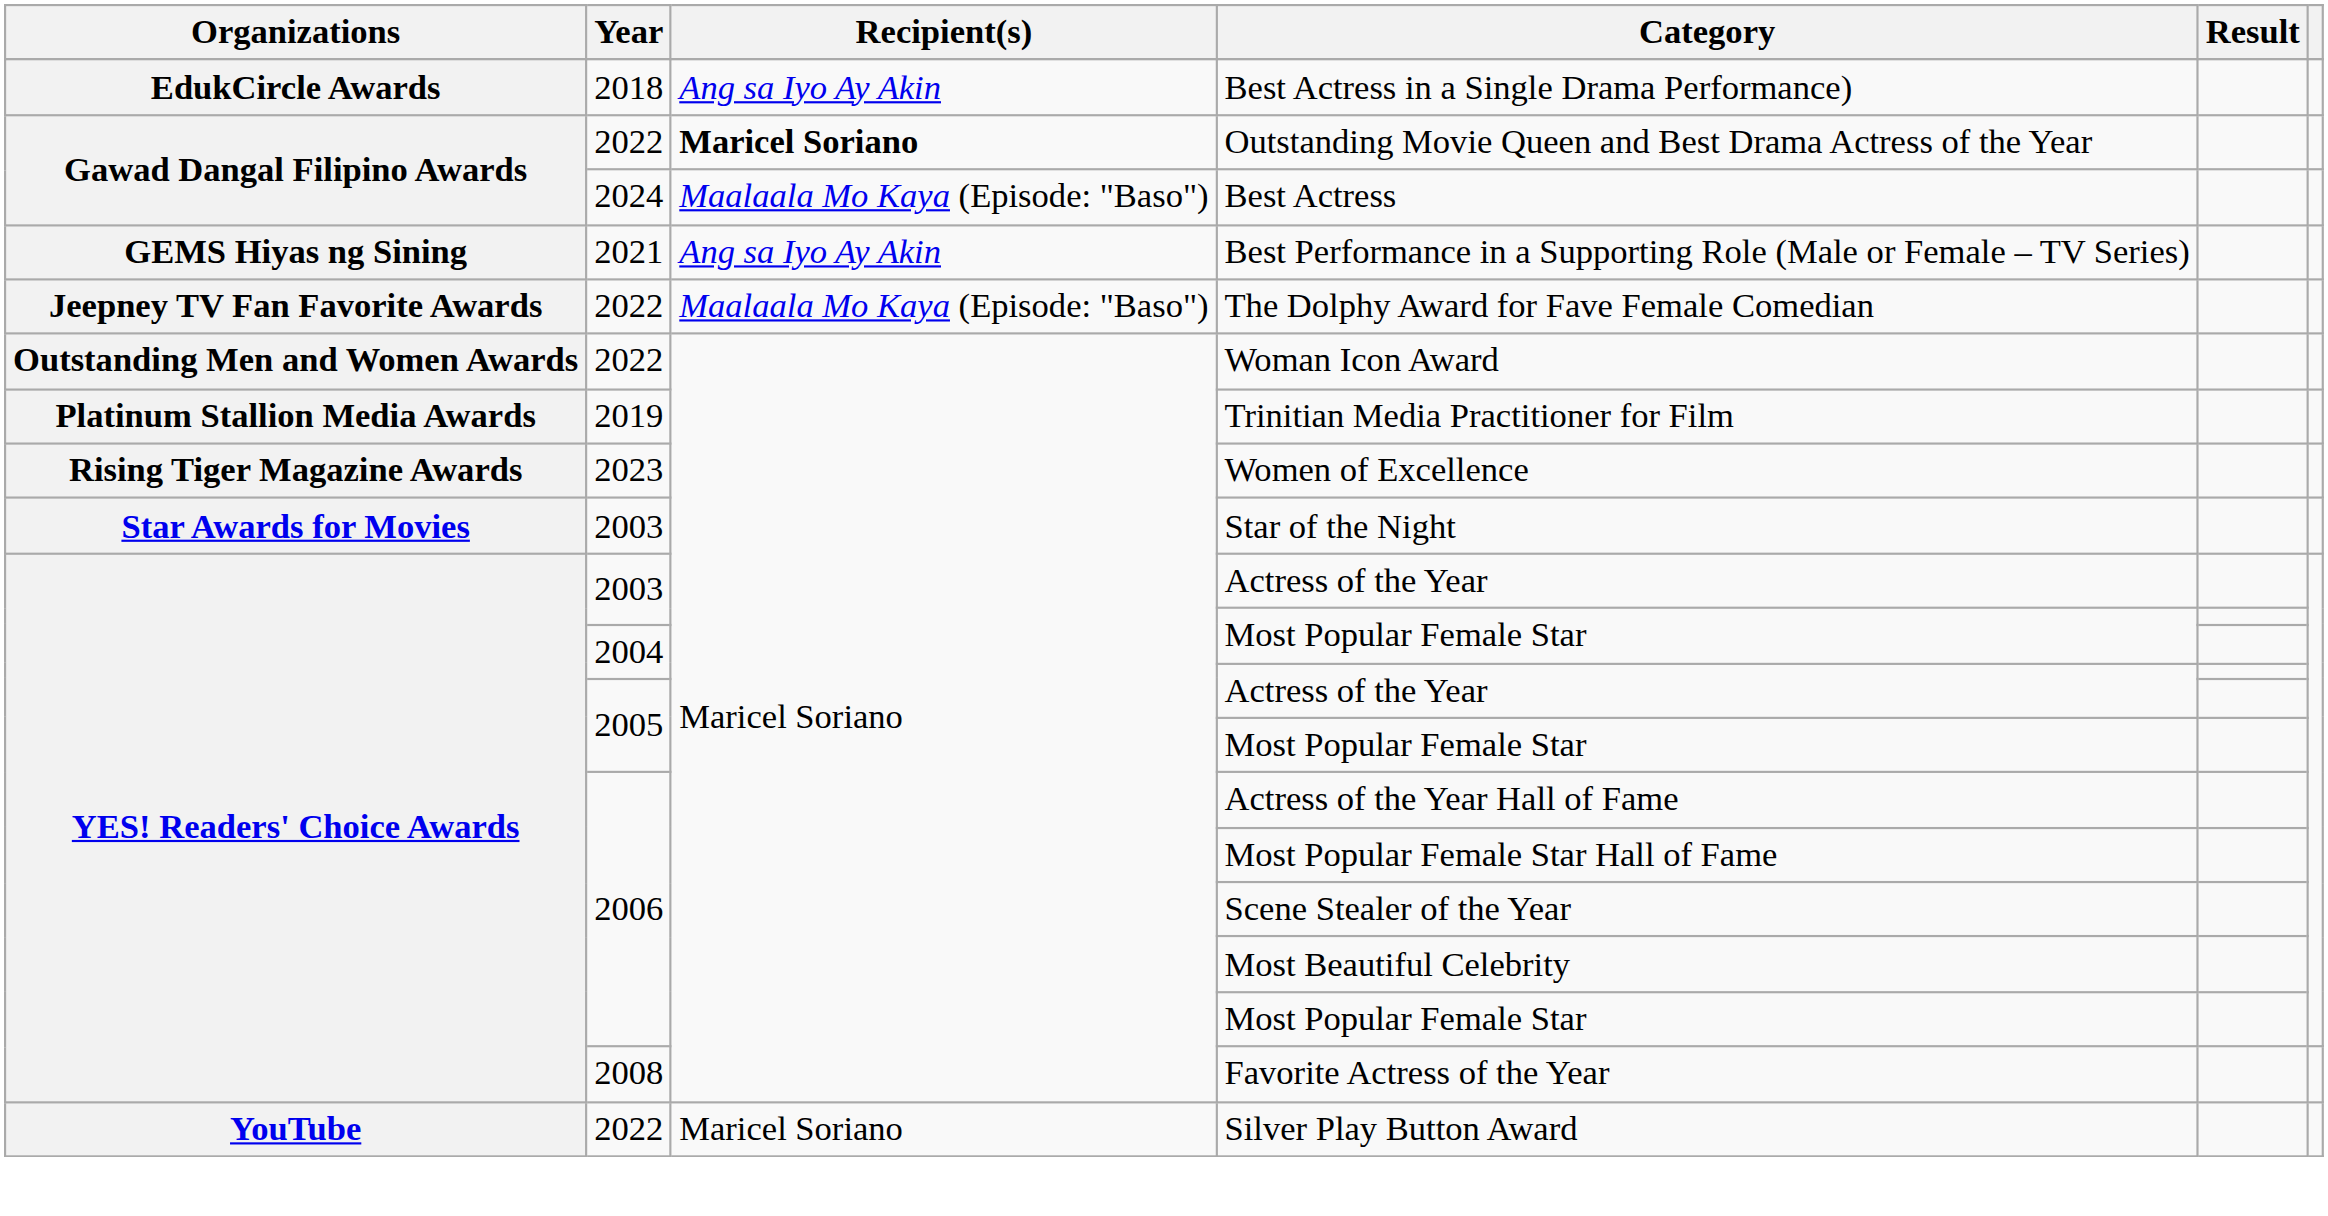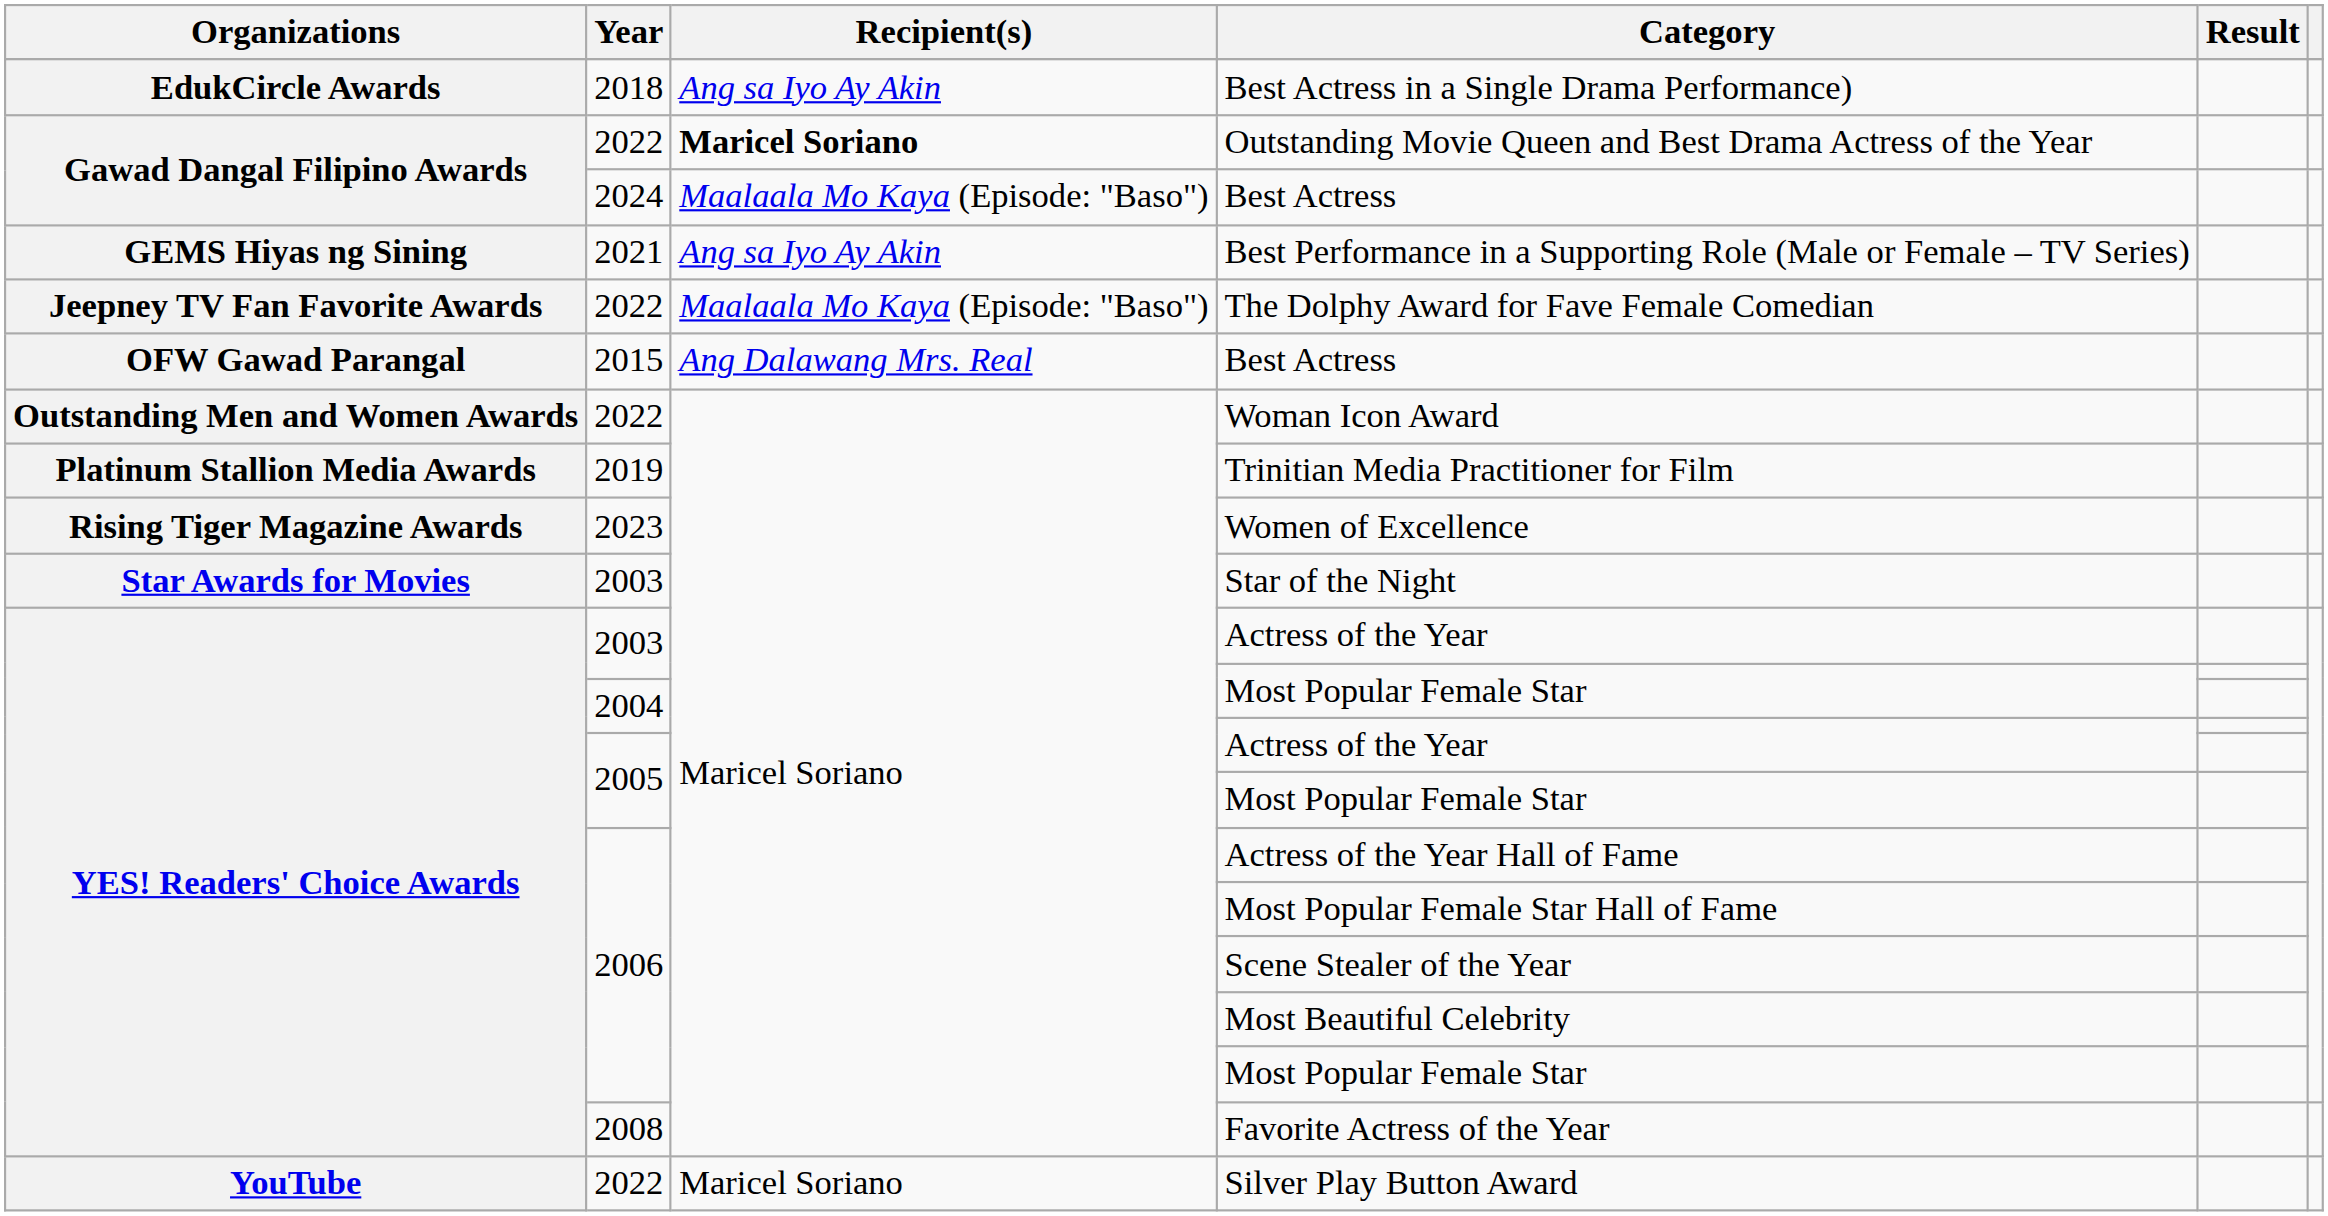+ row: (629, 360)
